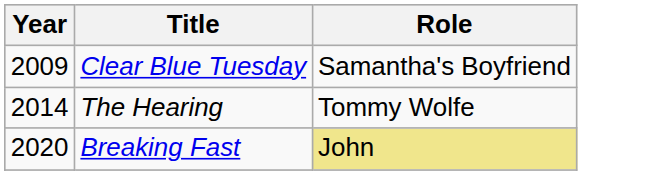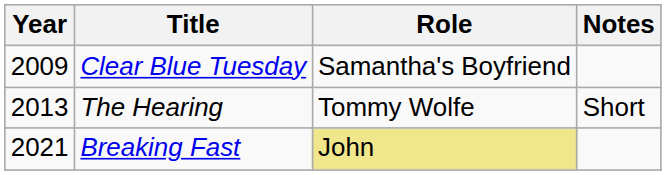+ column: (619, 25)
(40, 107) 2014 -> (40, 107) 2013
(40, 148) 2020 -> (40, 148) 2021
